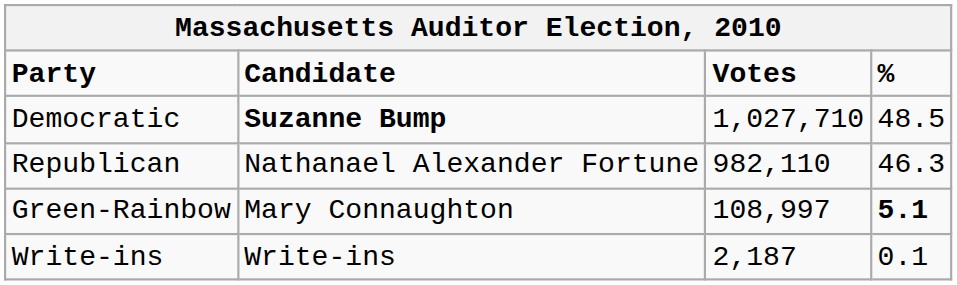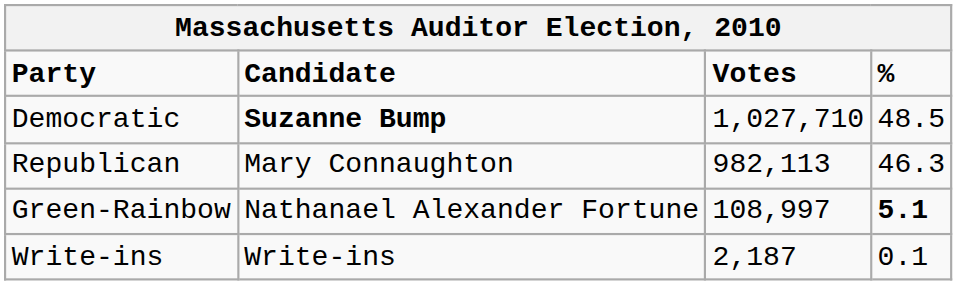(472, 165) Nathanael Alexander Fortune -> (379, 165) Mary Connaughton
(772, 165) 982,110 -> (772, 165) 982,113
(379, 211) Mary Connaughton -> (472, 211) Nathanael Alexander Fortune
